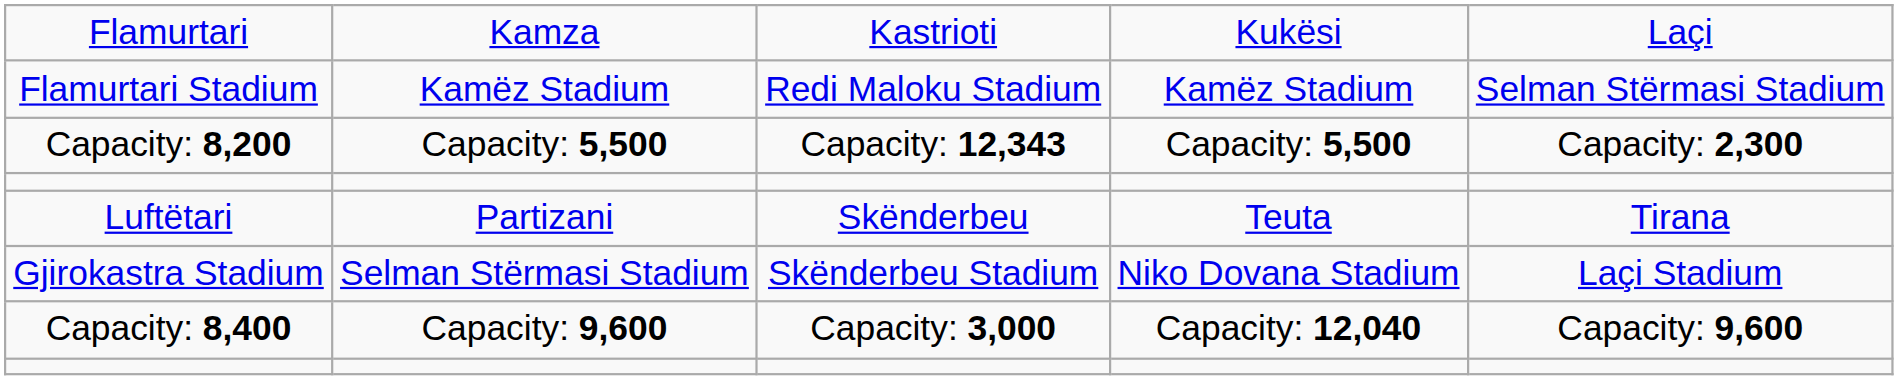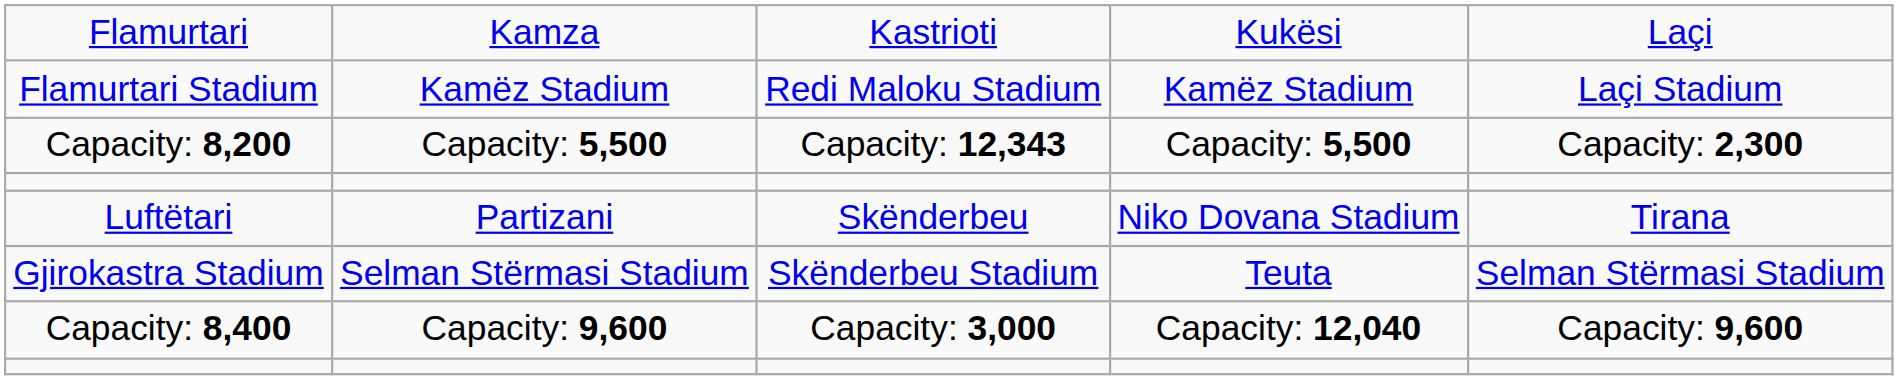(1680, 88) Selman Stërmasi Stadium -> (1680, 88) Laçi Stadium
(1289, 217) Teuta -> (1289, 217) Niko Dovana Stadium
(1289, 273) Niko Dovana Stadium -> (1289, 273) Teuta
(1680, 273) Laçi Stadium -> (1680, 273) Selman Stërmasi Stadium
